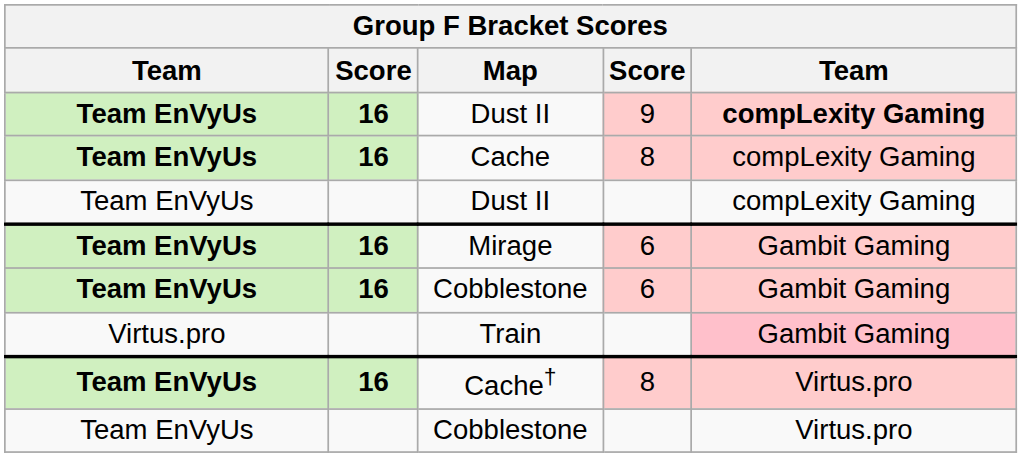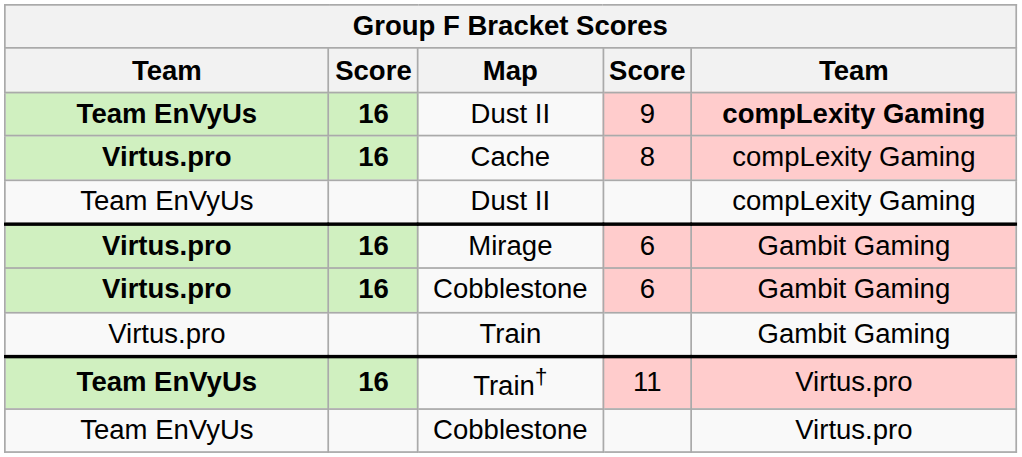(167, 157) Team EnVyUs -> (167, 157) Virtus.pro
(167, 246) Team EnVyUs -> (167, 246) Virtus.pro
(167, 289) Team EnVyUs -> (167, 289) Virtus.pro
(854, 333) pink background -> (854, 333) no background
+ row: (510, 382)
- row: (510, 382)
